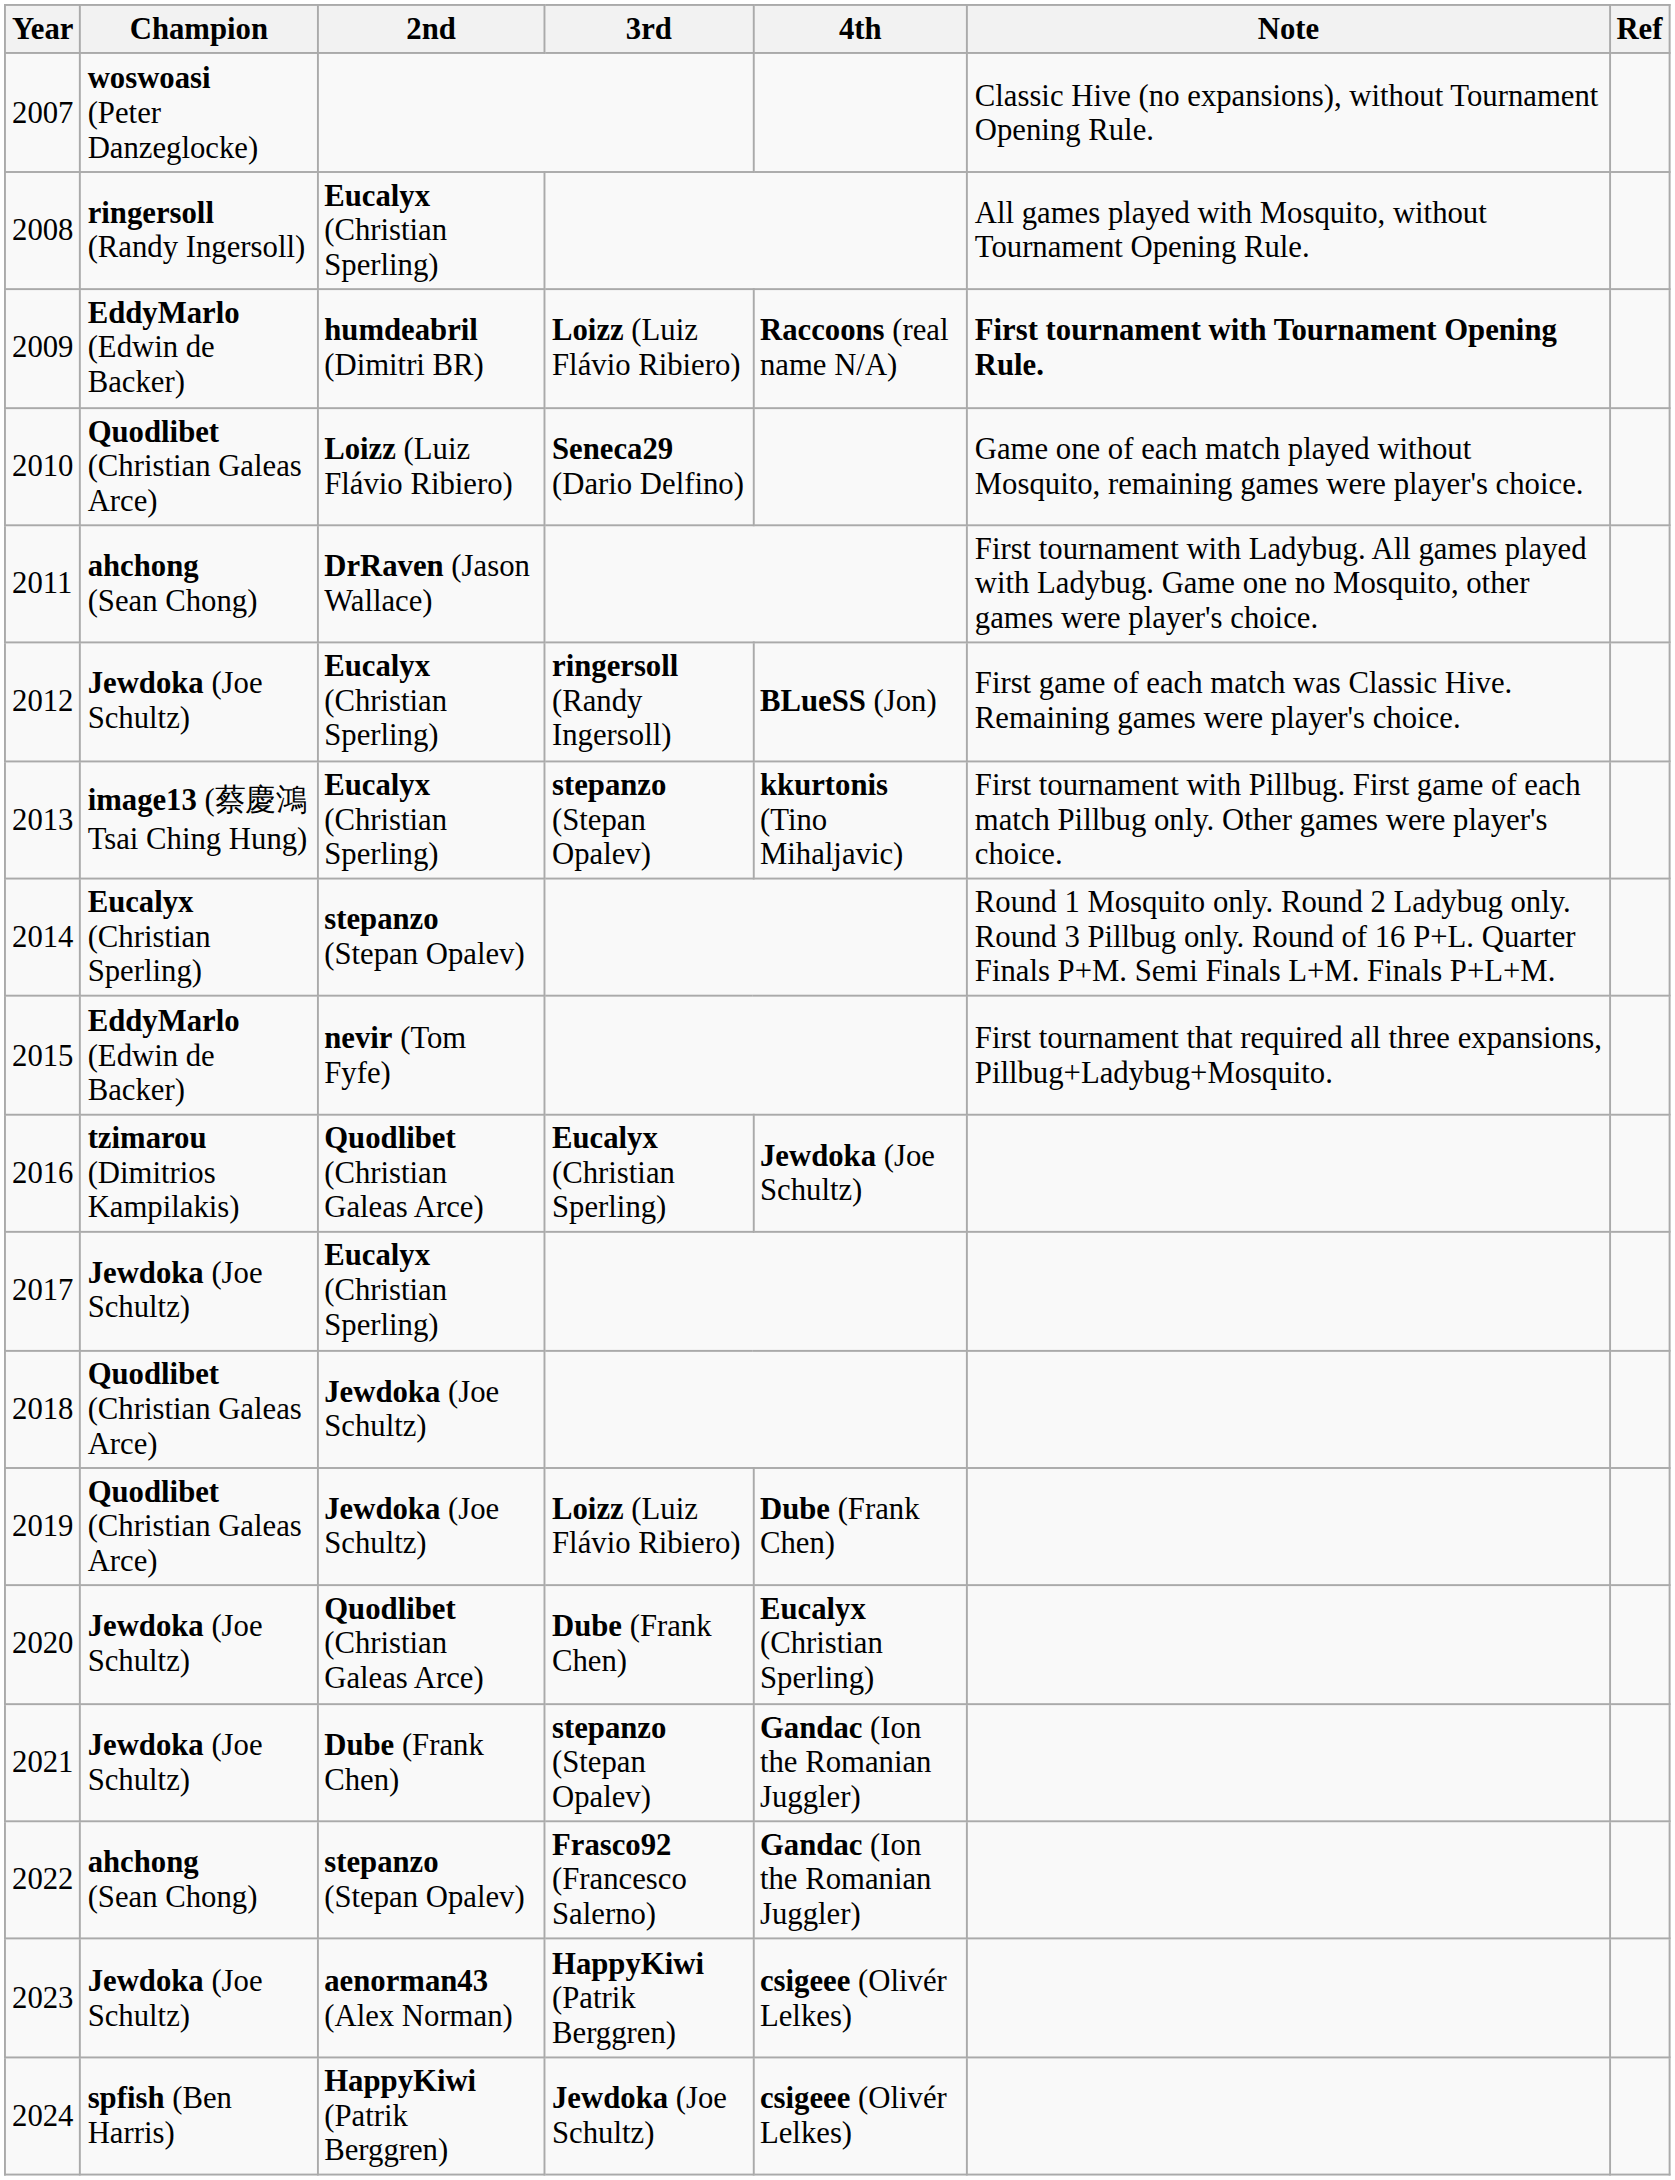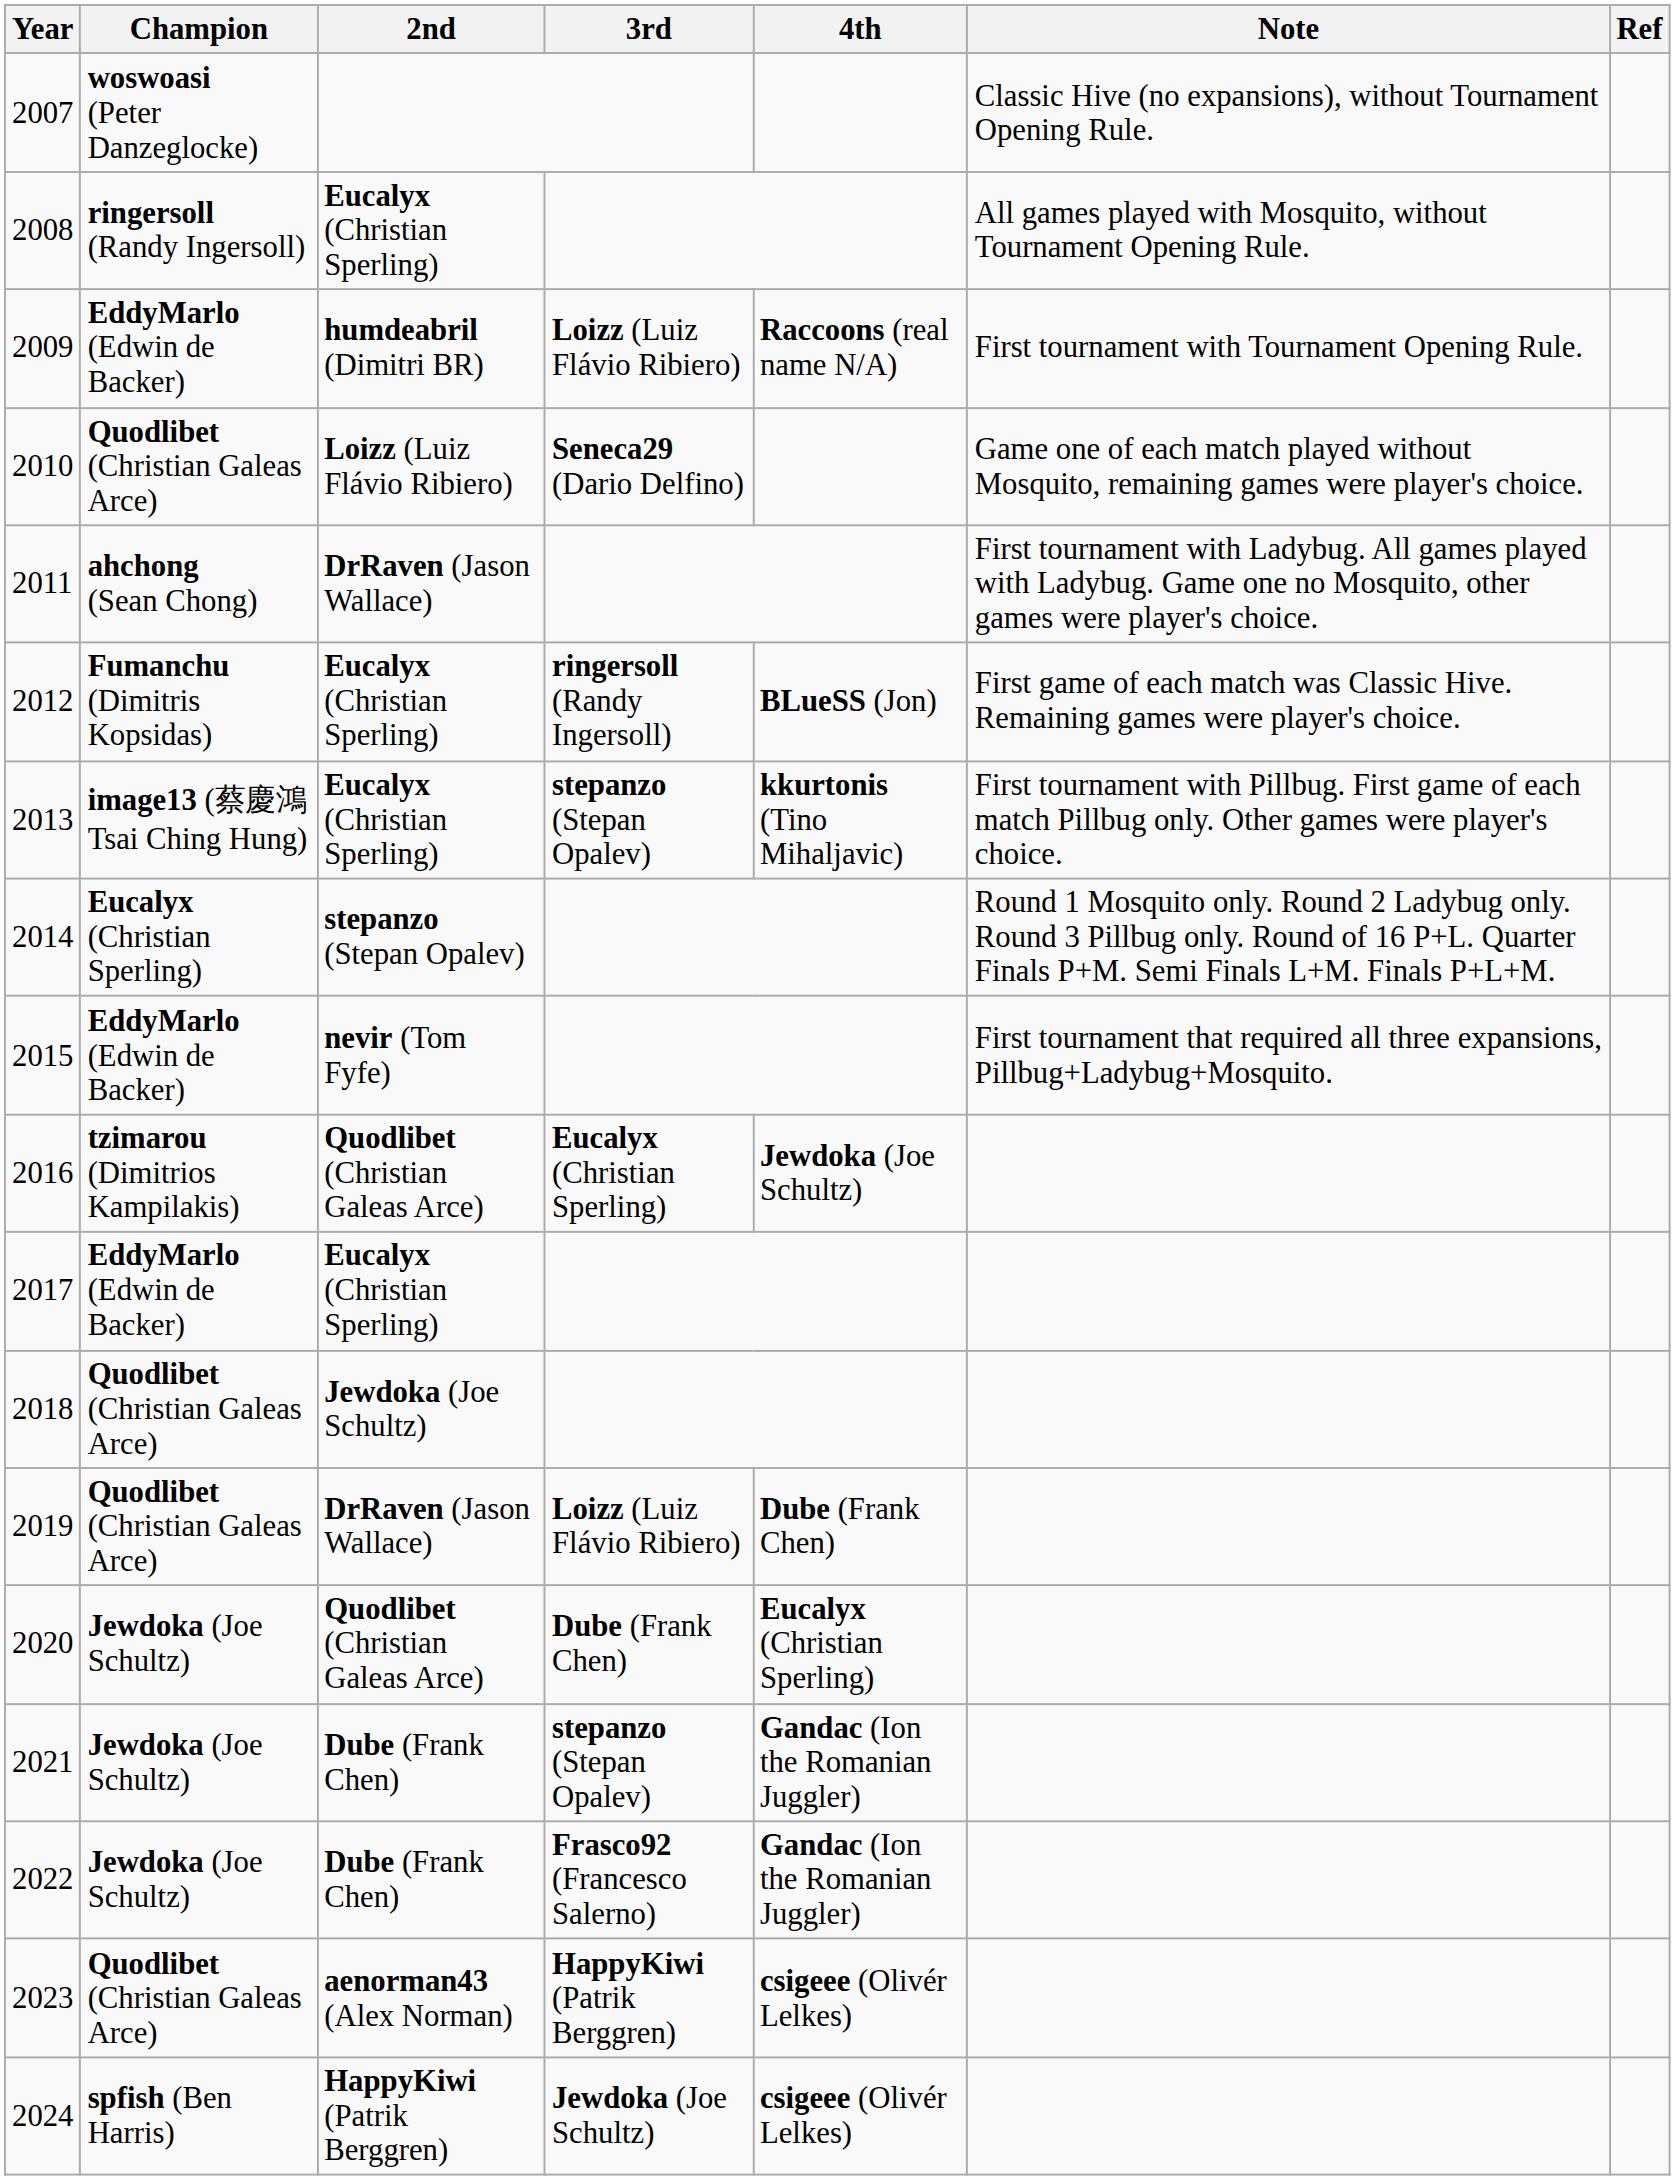(1266, 347) bold -> (1279, 347) normal
(175, 701) Jewdoka (Joe Schultz) -> (158, 701) Fumanchu (Dimitris Kopsidas)
(175, 1290) Jewdoka (Joe Schultz) -> (164, 1290) EddyMarlo (Edwin de Backer)
(412, 1526) Jewdoka (Joe Schultz) -> (427, 1526) DrRaven (Jason Wallace)
(173, 1879) ahchong (Sean Chong) -> (175, 1879) Jewdoka (Joe Schultz)
(424, 1879) stepanzo (Stepan Opalev) -> (404, 1879) Dube (Frank Chen)
(175, 1997) Jewdoka (Joe Schultz) -> (195, 1997) Quodlibet (Christian Galeas Arce)
